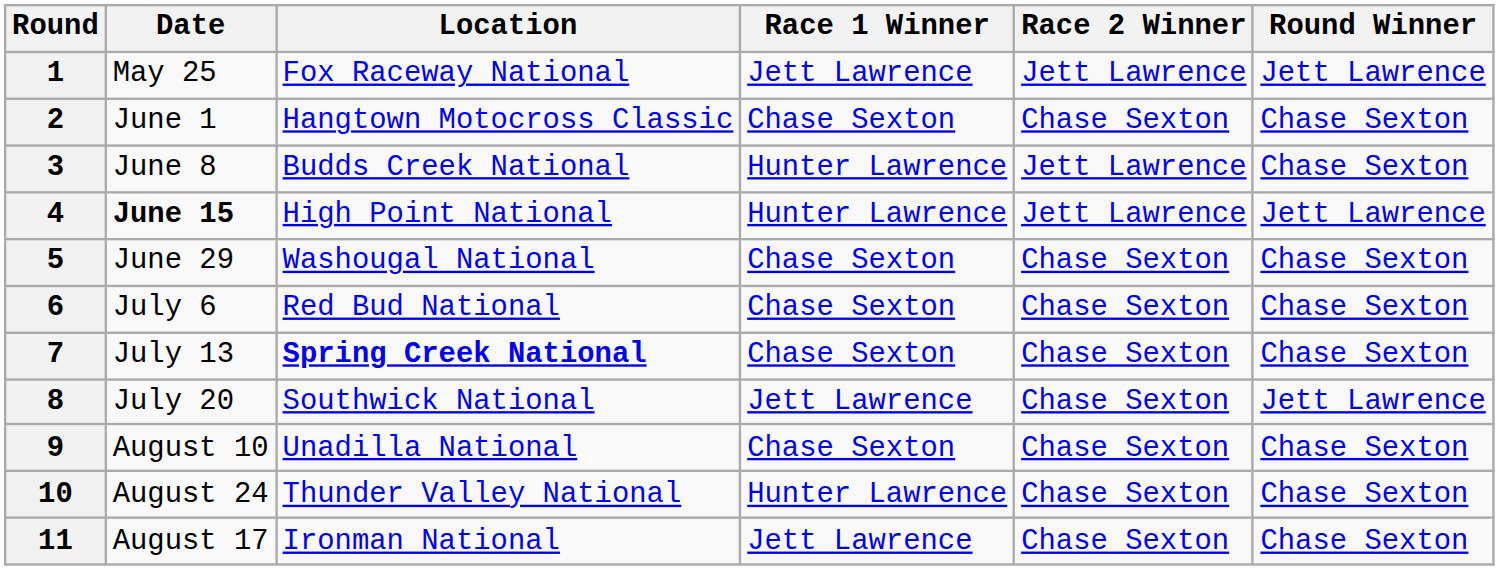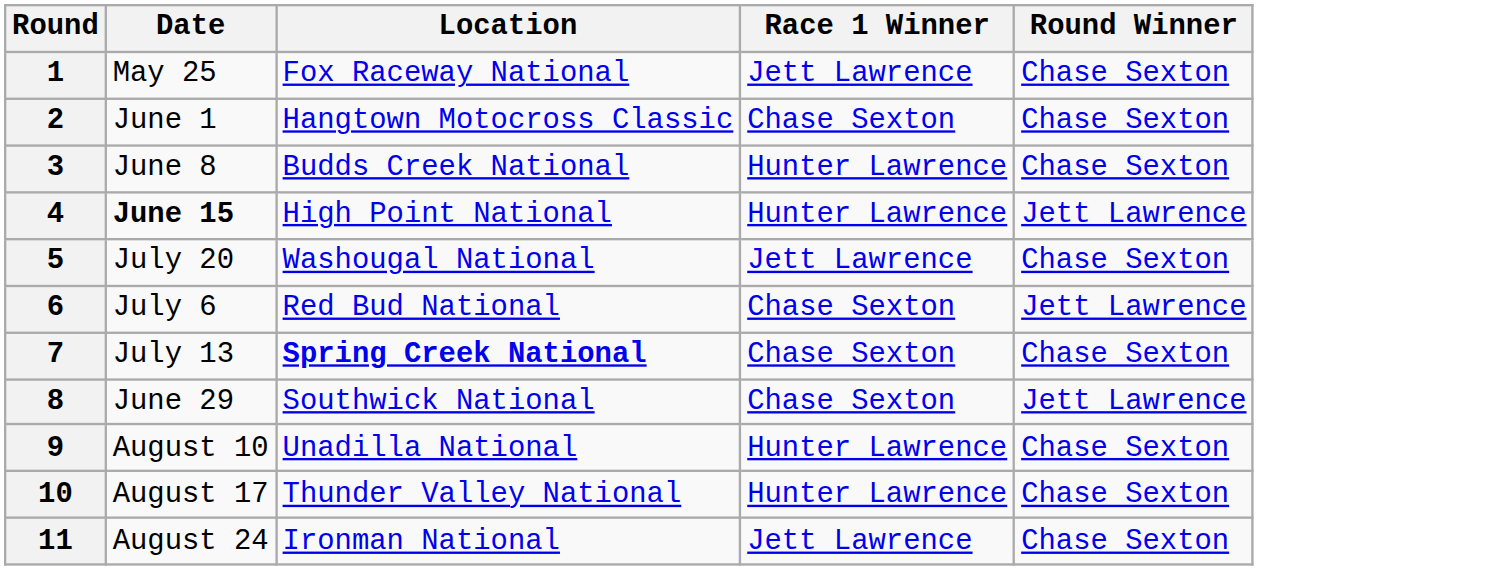- column: (1134, 29)
(1373, 75) Jett Lawrence -> (1125, 75) Chase Sexton
(173, 262) June 29 -> (173, 262) July 20
(851, 262) Chase Sexton -> (860, 262) Jett Lawrence
(1364, 309) Chase Sexton -> (1134, 309) Jett Lawrence
(173, 402) July 20 -> (173, 402) June 29
(860, 402) Jett Lawrence -> (851, 402) Chase Sexton
(851, 449) Chase Sexton -> (877, 449) Hunter Lawrence
(191, 495) August 24 -> (191, 495) August 17
(191, 542) August 17 -> (191, 542) August 24
